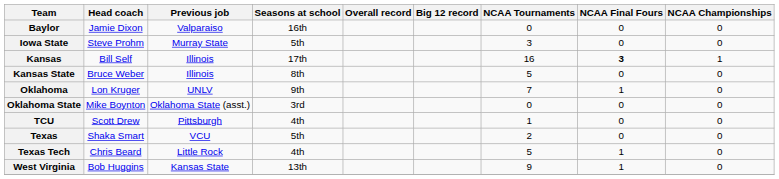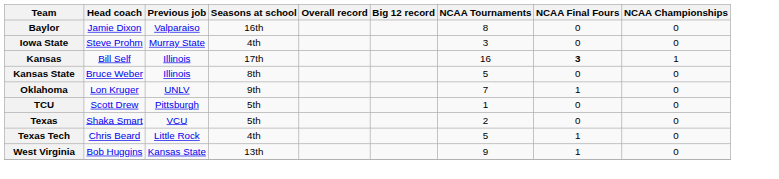(529, 28) 0 -> (485, 28) 8
(298, 43) 5th -> (254, 43) 4th
- row: (44, 105)
(298, 121) 4th -> (254, 105) 5th
